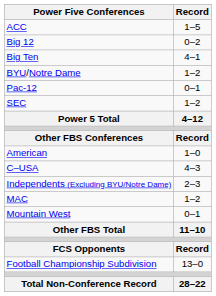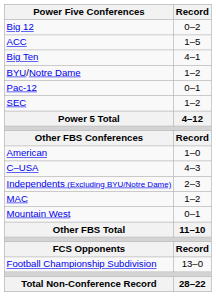rows swapped: (17, 27) <-> (20, 42)
